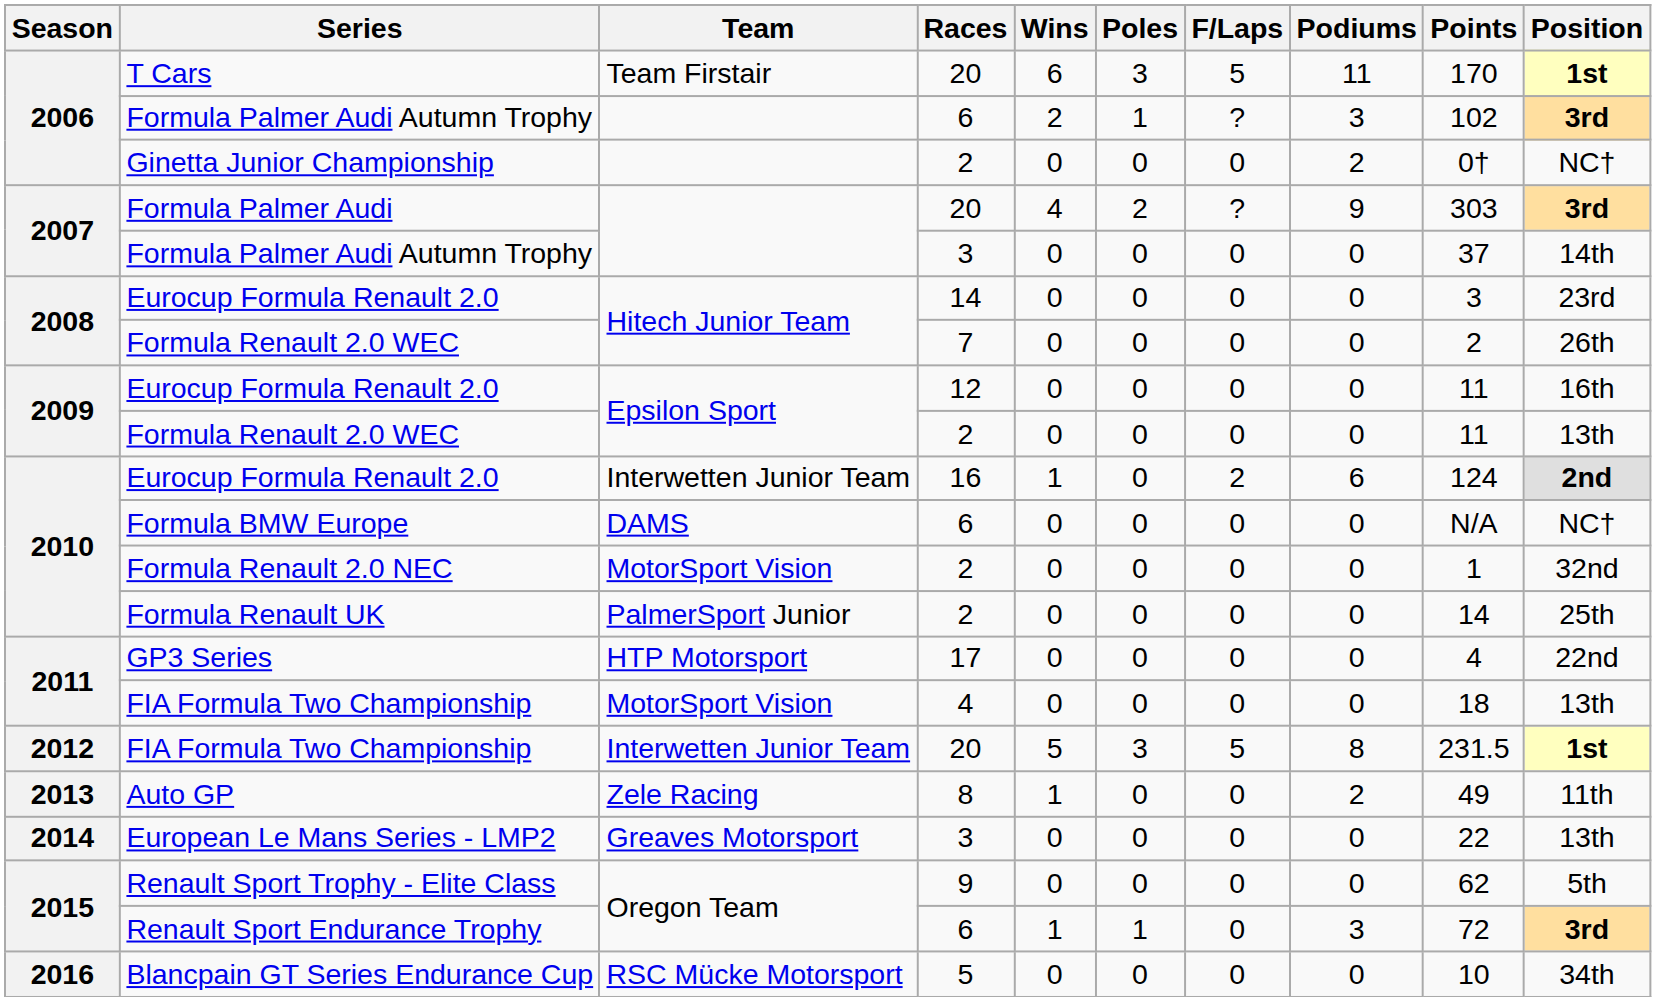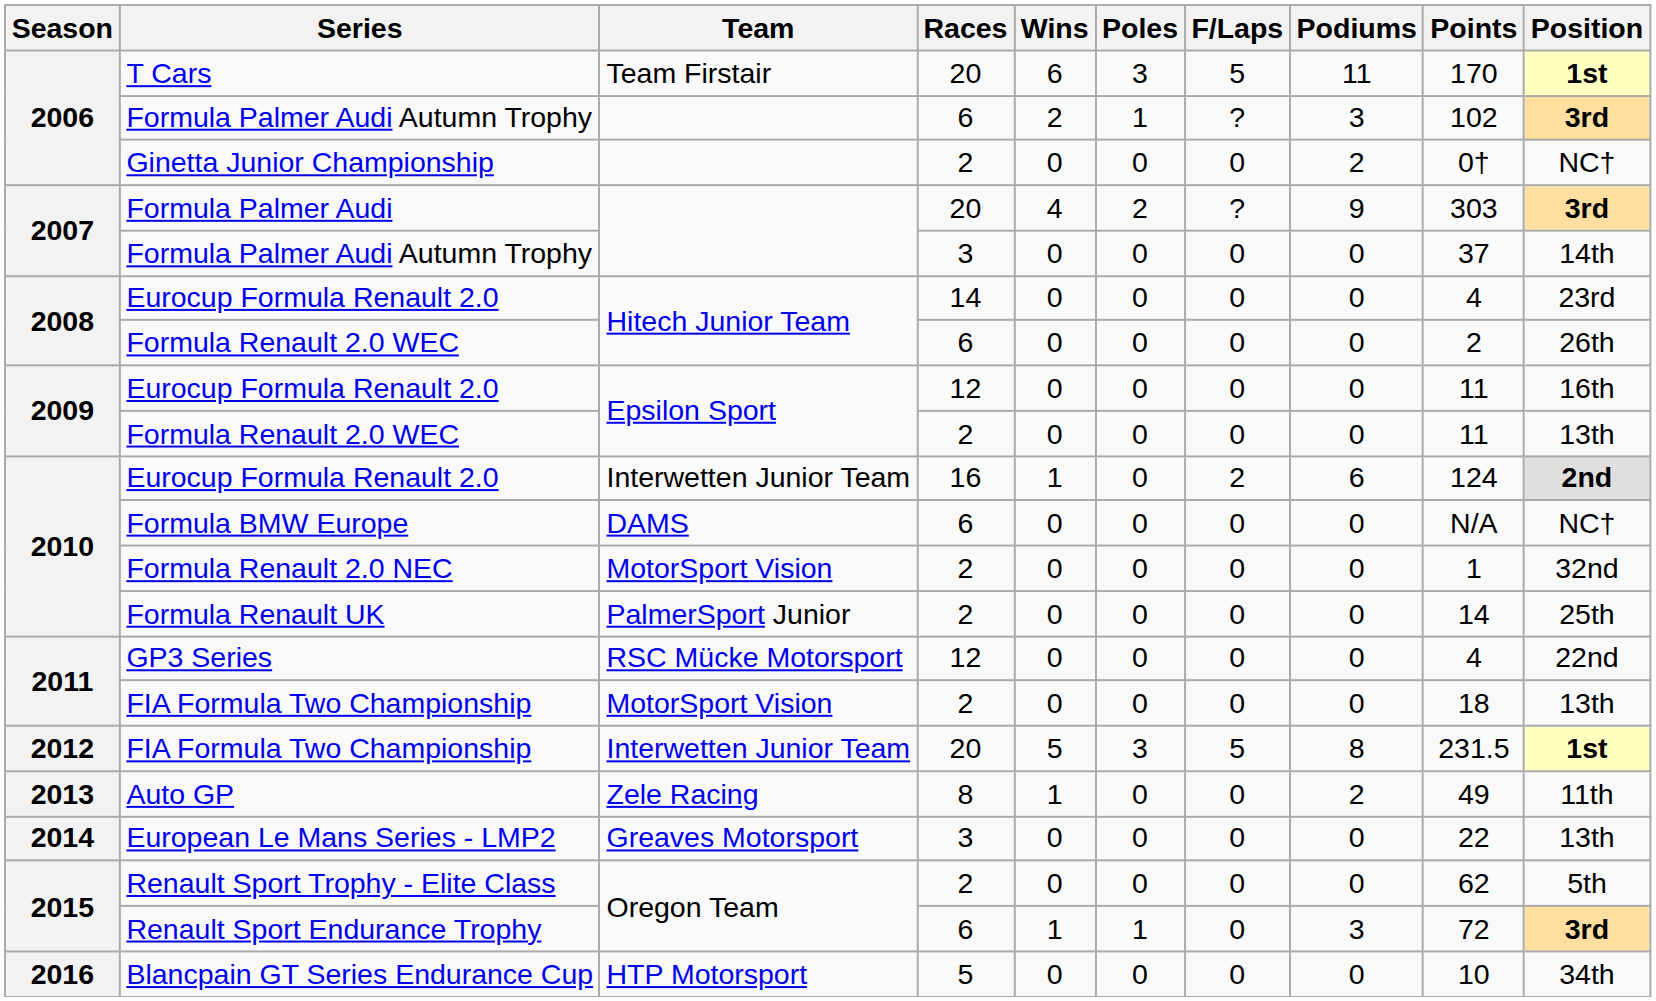(1474, 298) 3 -> (1474, 298) 4
(965, 343) 7 -> (965, 343) 6
(707, 659) HTP Motorsport -> (755, 659) RSC Mücke Motorsport
(965, 659) 17 -> (965, 659) 12
(965, 704) 4 -> (965, 704) 2
(965, 884) 9 -> (965, 884) 2
(755, 974) RSC Mücke Motorsport -> (707, 974) HTP Motorsport
